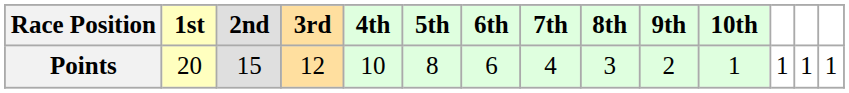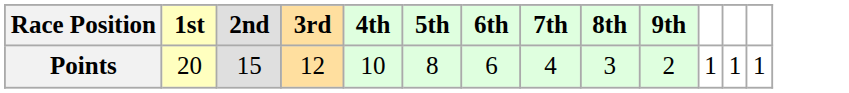- column: (734, 24)
